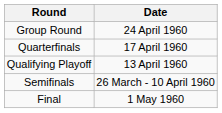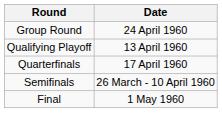rows swapped: (49, 64) <-> (49, 47)
